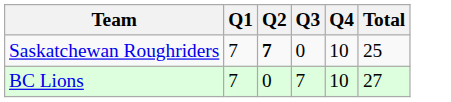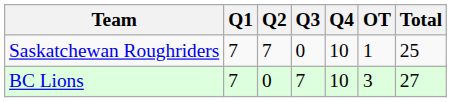+ column: (377, 19)
(267, 50) bold -> (267, 50) normal
